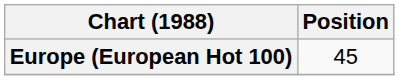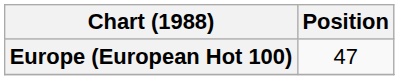(346, 56) 45 -> (346, 56) 47
